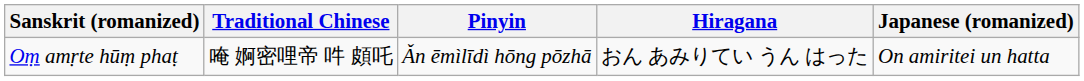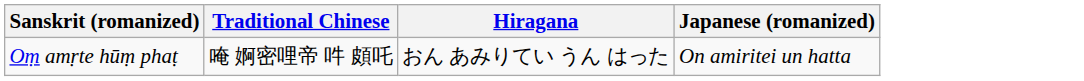- column: (497, 21)
